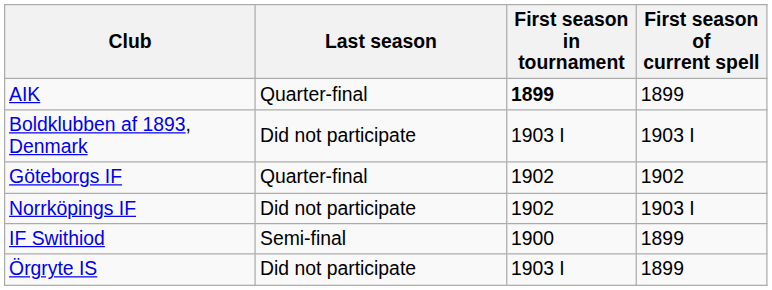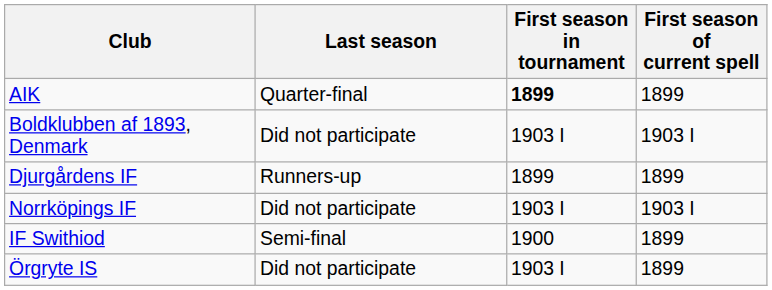+ row: (73, 177)
- row: (66, 177)
(532, 208) 1902 -> (538, 208) 1903 I
